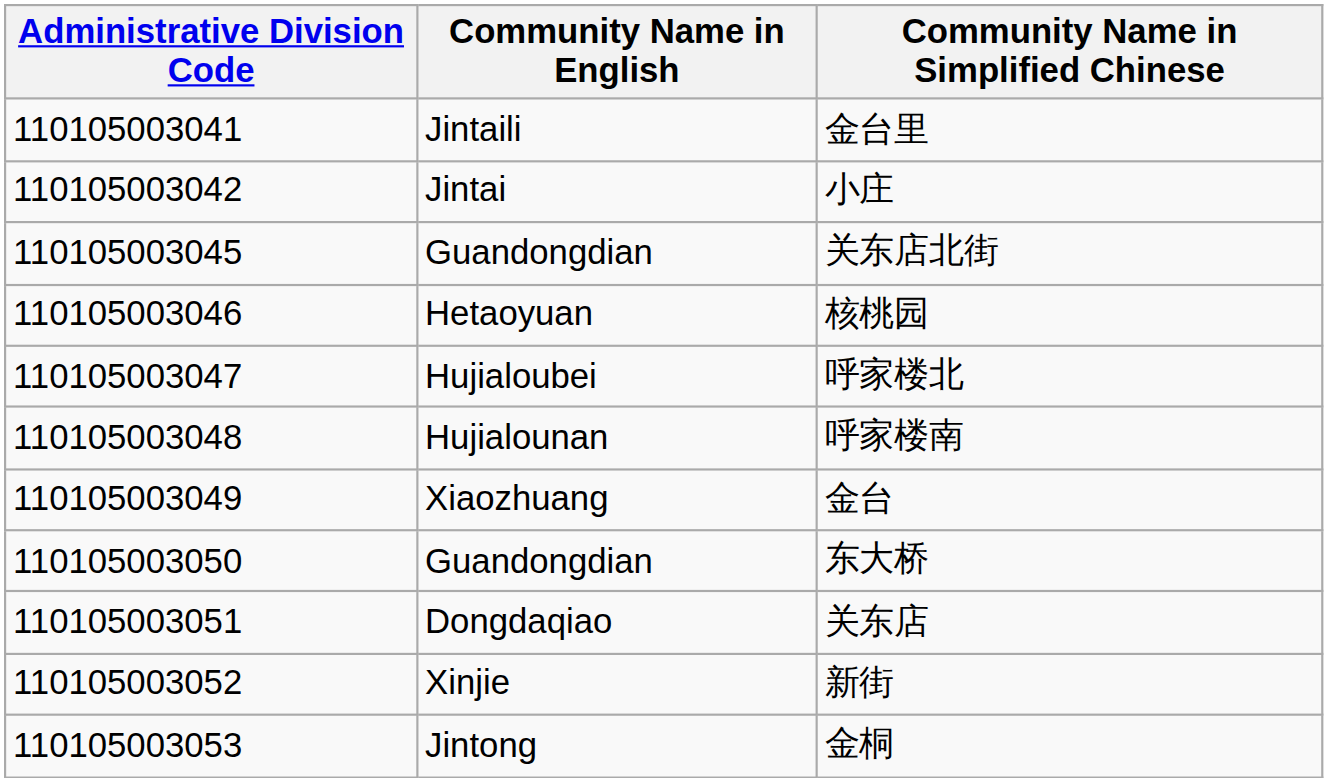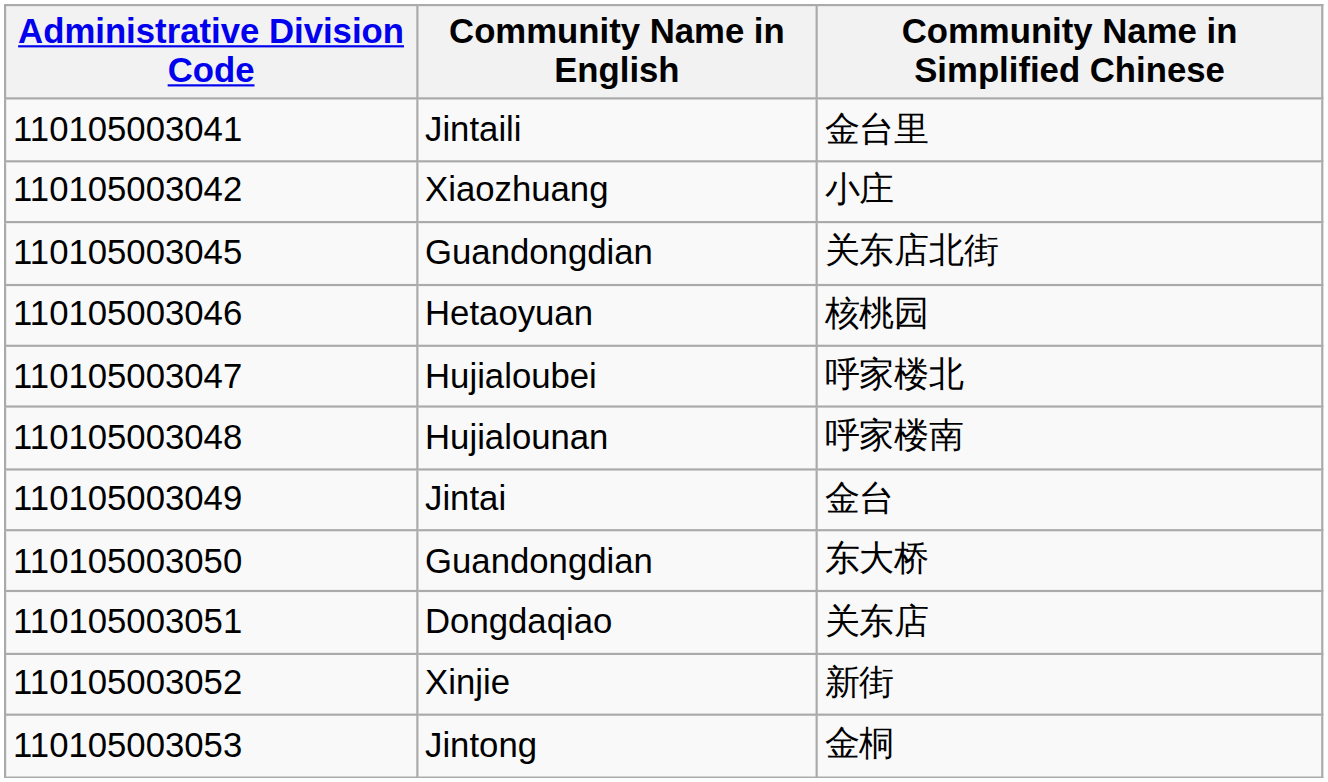(466, 190) Jintai -> (517, 190) Xiaozhuang
(517, 498) Xiaozhuang -> (466, 498) Jintai
